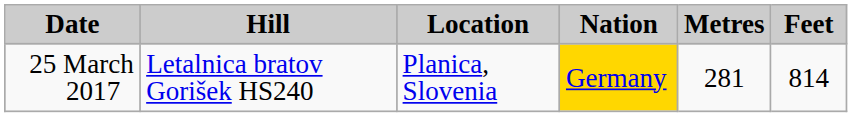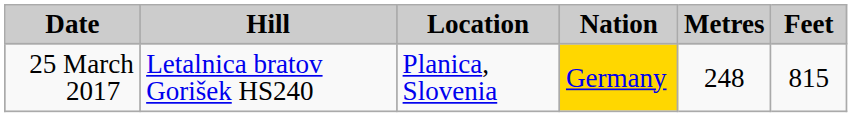(724, 77) 281 -> (724, 77) 248
(809, 77) 814 -> (809, 77) 815
